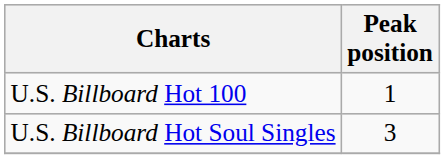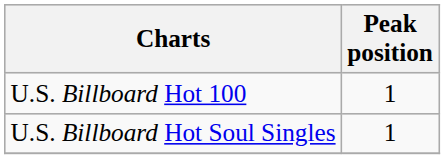(390, 133) 3 -> (390, 133) 1
